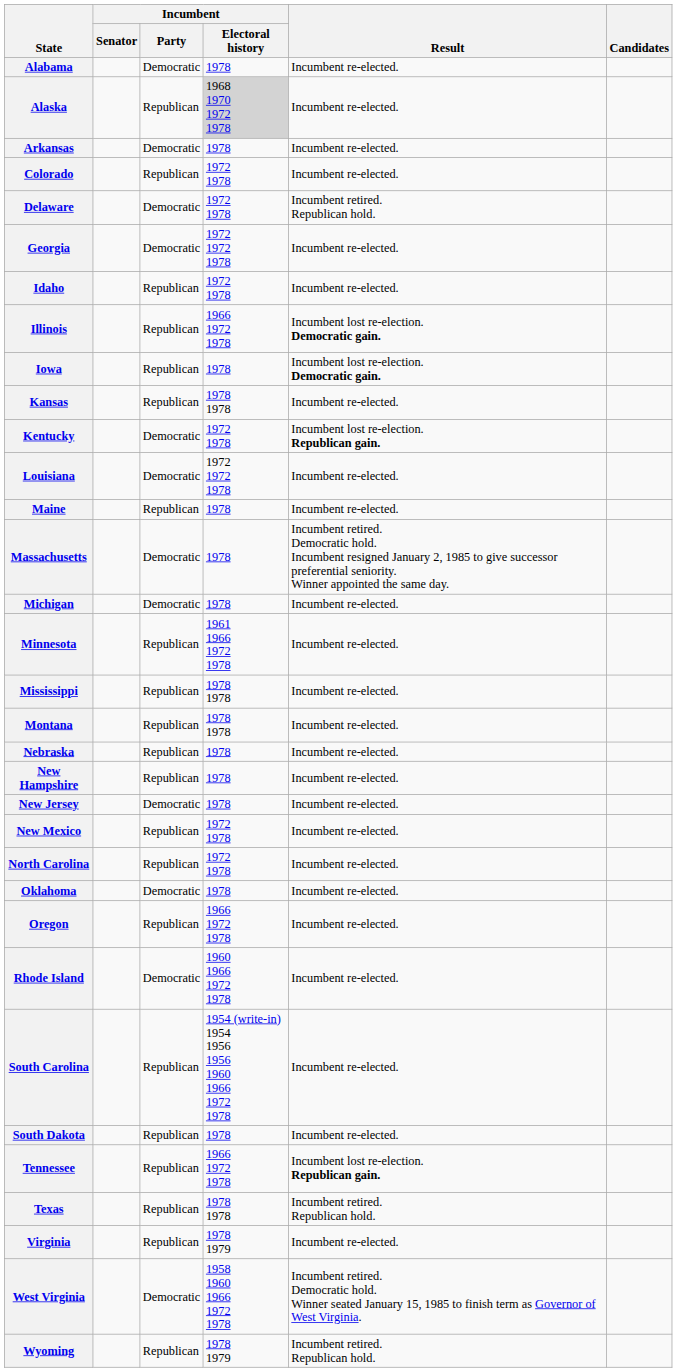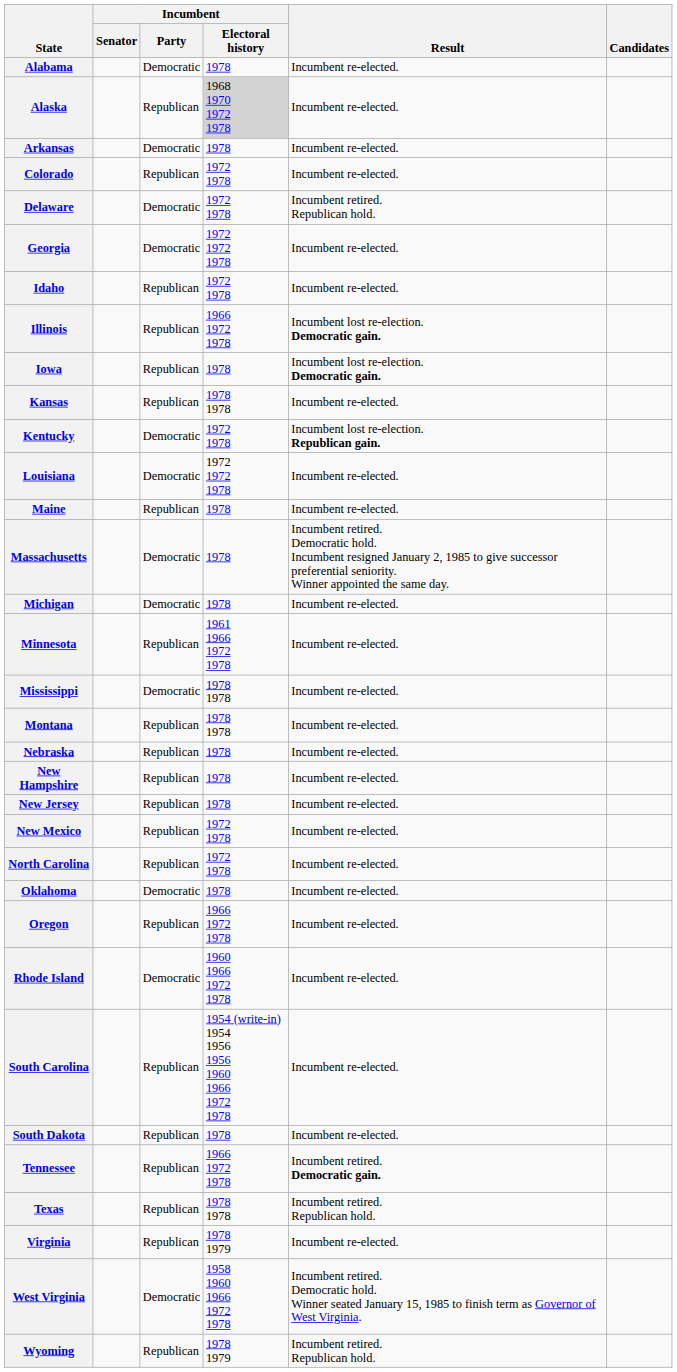(171, 691) Republican -> (172, 691) Democratic
(172, 804) Democratic -> (171, 804) Republican
(358, 1168) Incumbent lost re-election. Republican gain. -> (337, 1168) Incumbent retired. Democratic gain.
